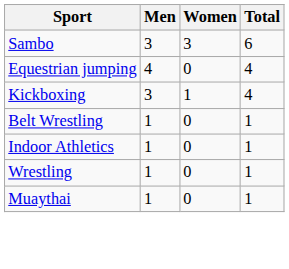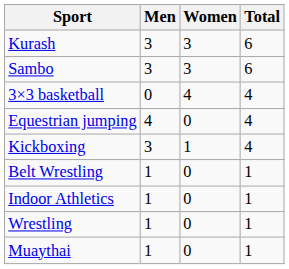+ row: (32, 43)
+ row: (56, 95)
